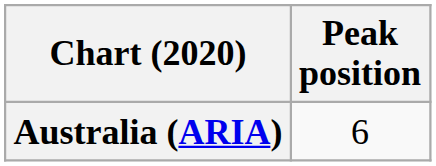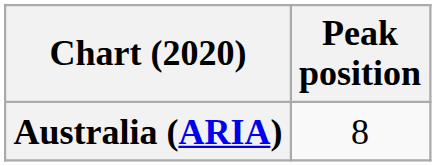(360, 130) 6 -> (360, 130) 8
